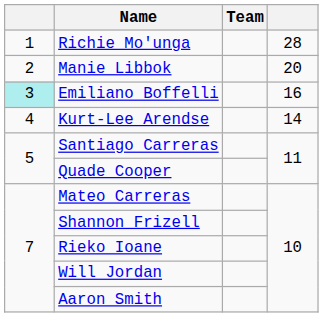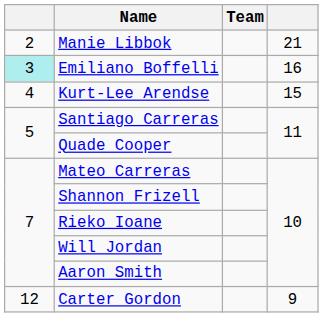- row: (124, 43)
(293, 69) 20 -> (293, 43) 21
(293, 120) 14 -> (293, 94) 15
+ row: (120, 299)
